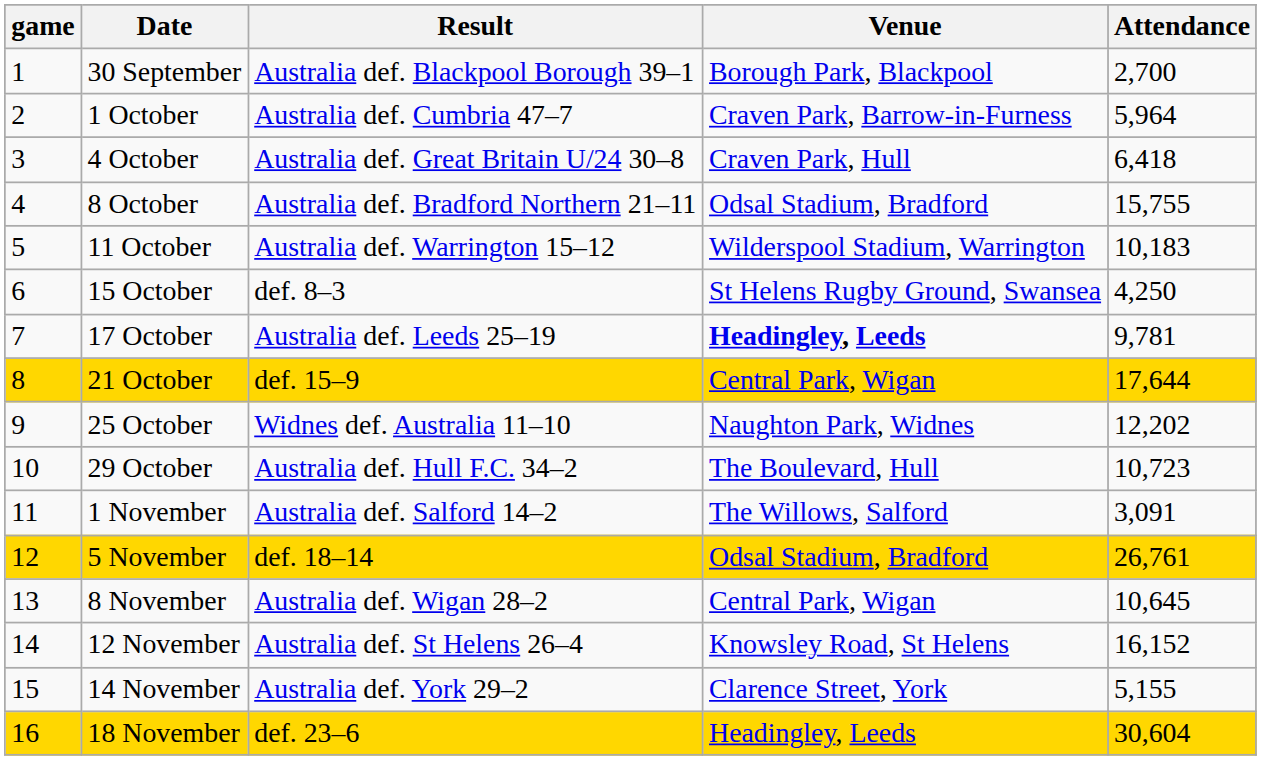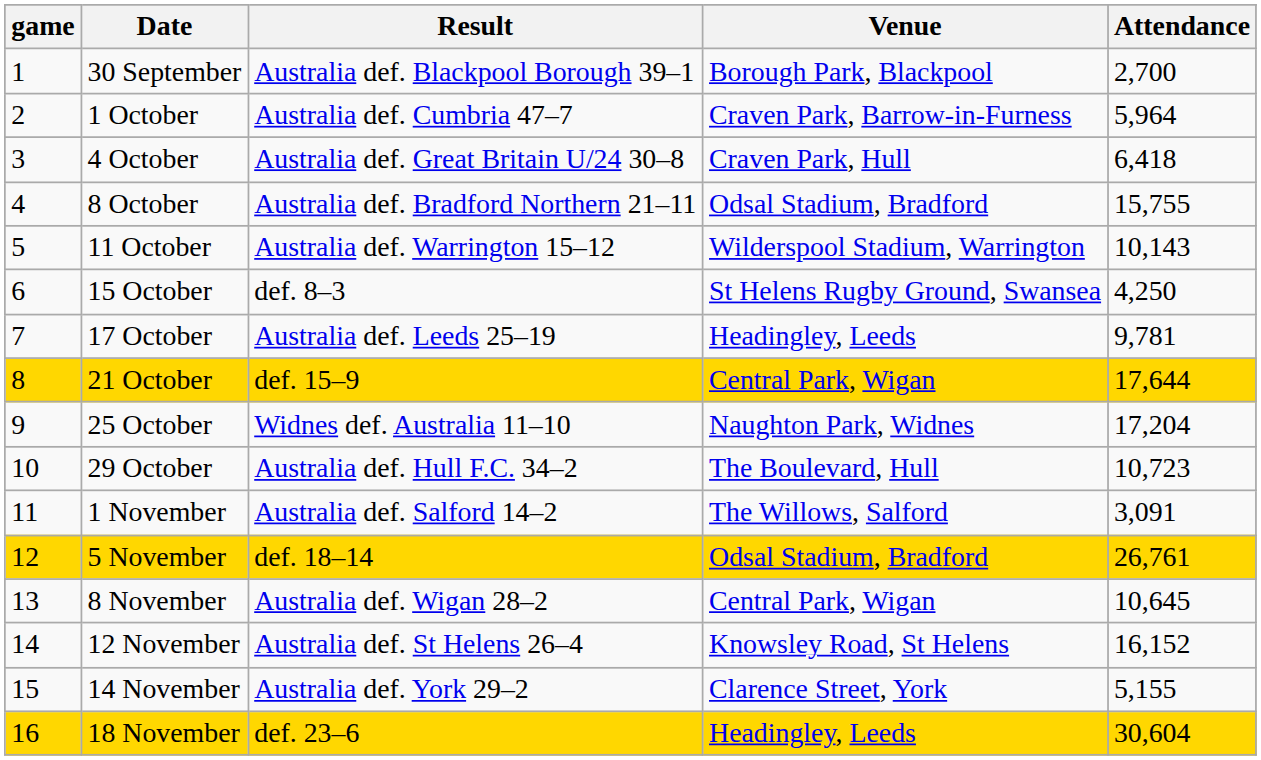(1152, 247) 10,183 -> (1152, 247) 10,143
(817, 335) bold -> (812, 335) normal
(1152, 423) 12,202 -> (1152, 423) 17,204
